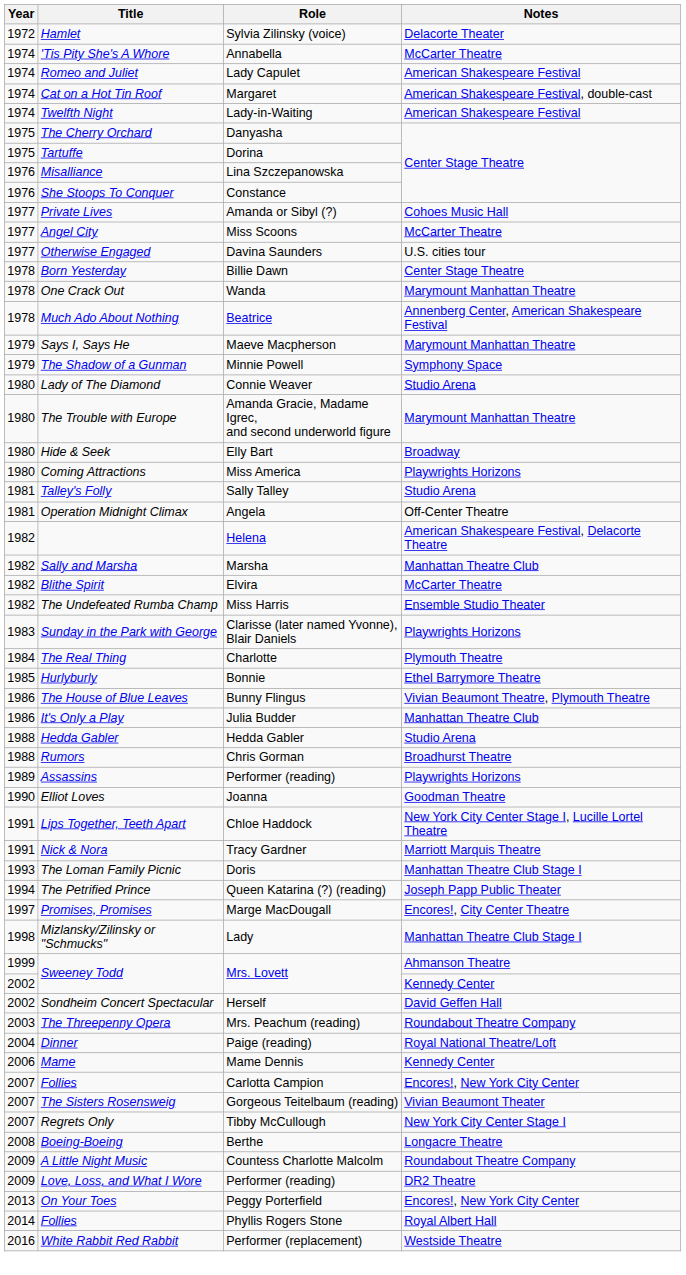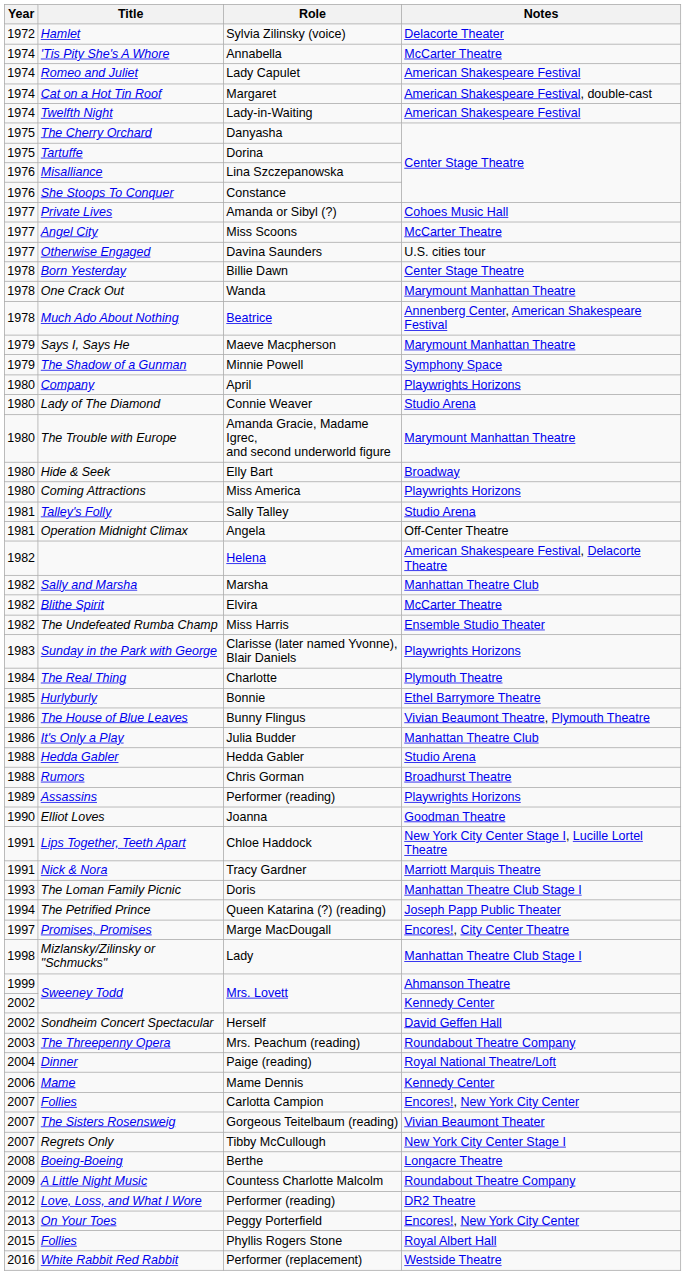+ row: (67, 384)
(21, 1181) 2009 -> (21, 1201) 2012
(21, 1221) 2014 -> (21, 1240) 2015
